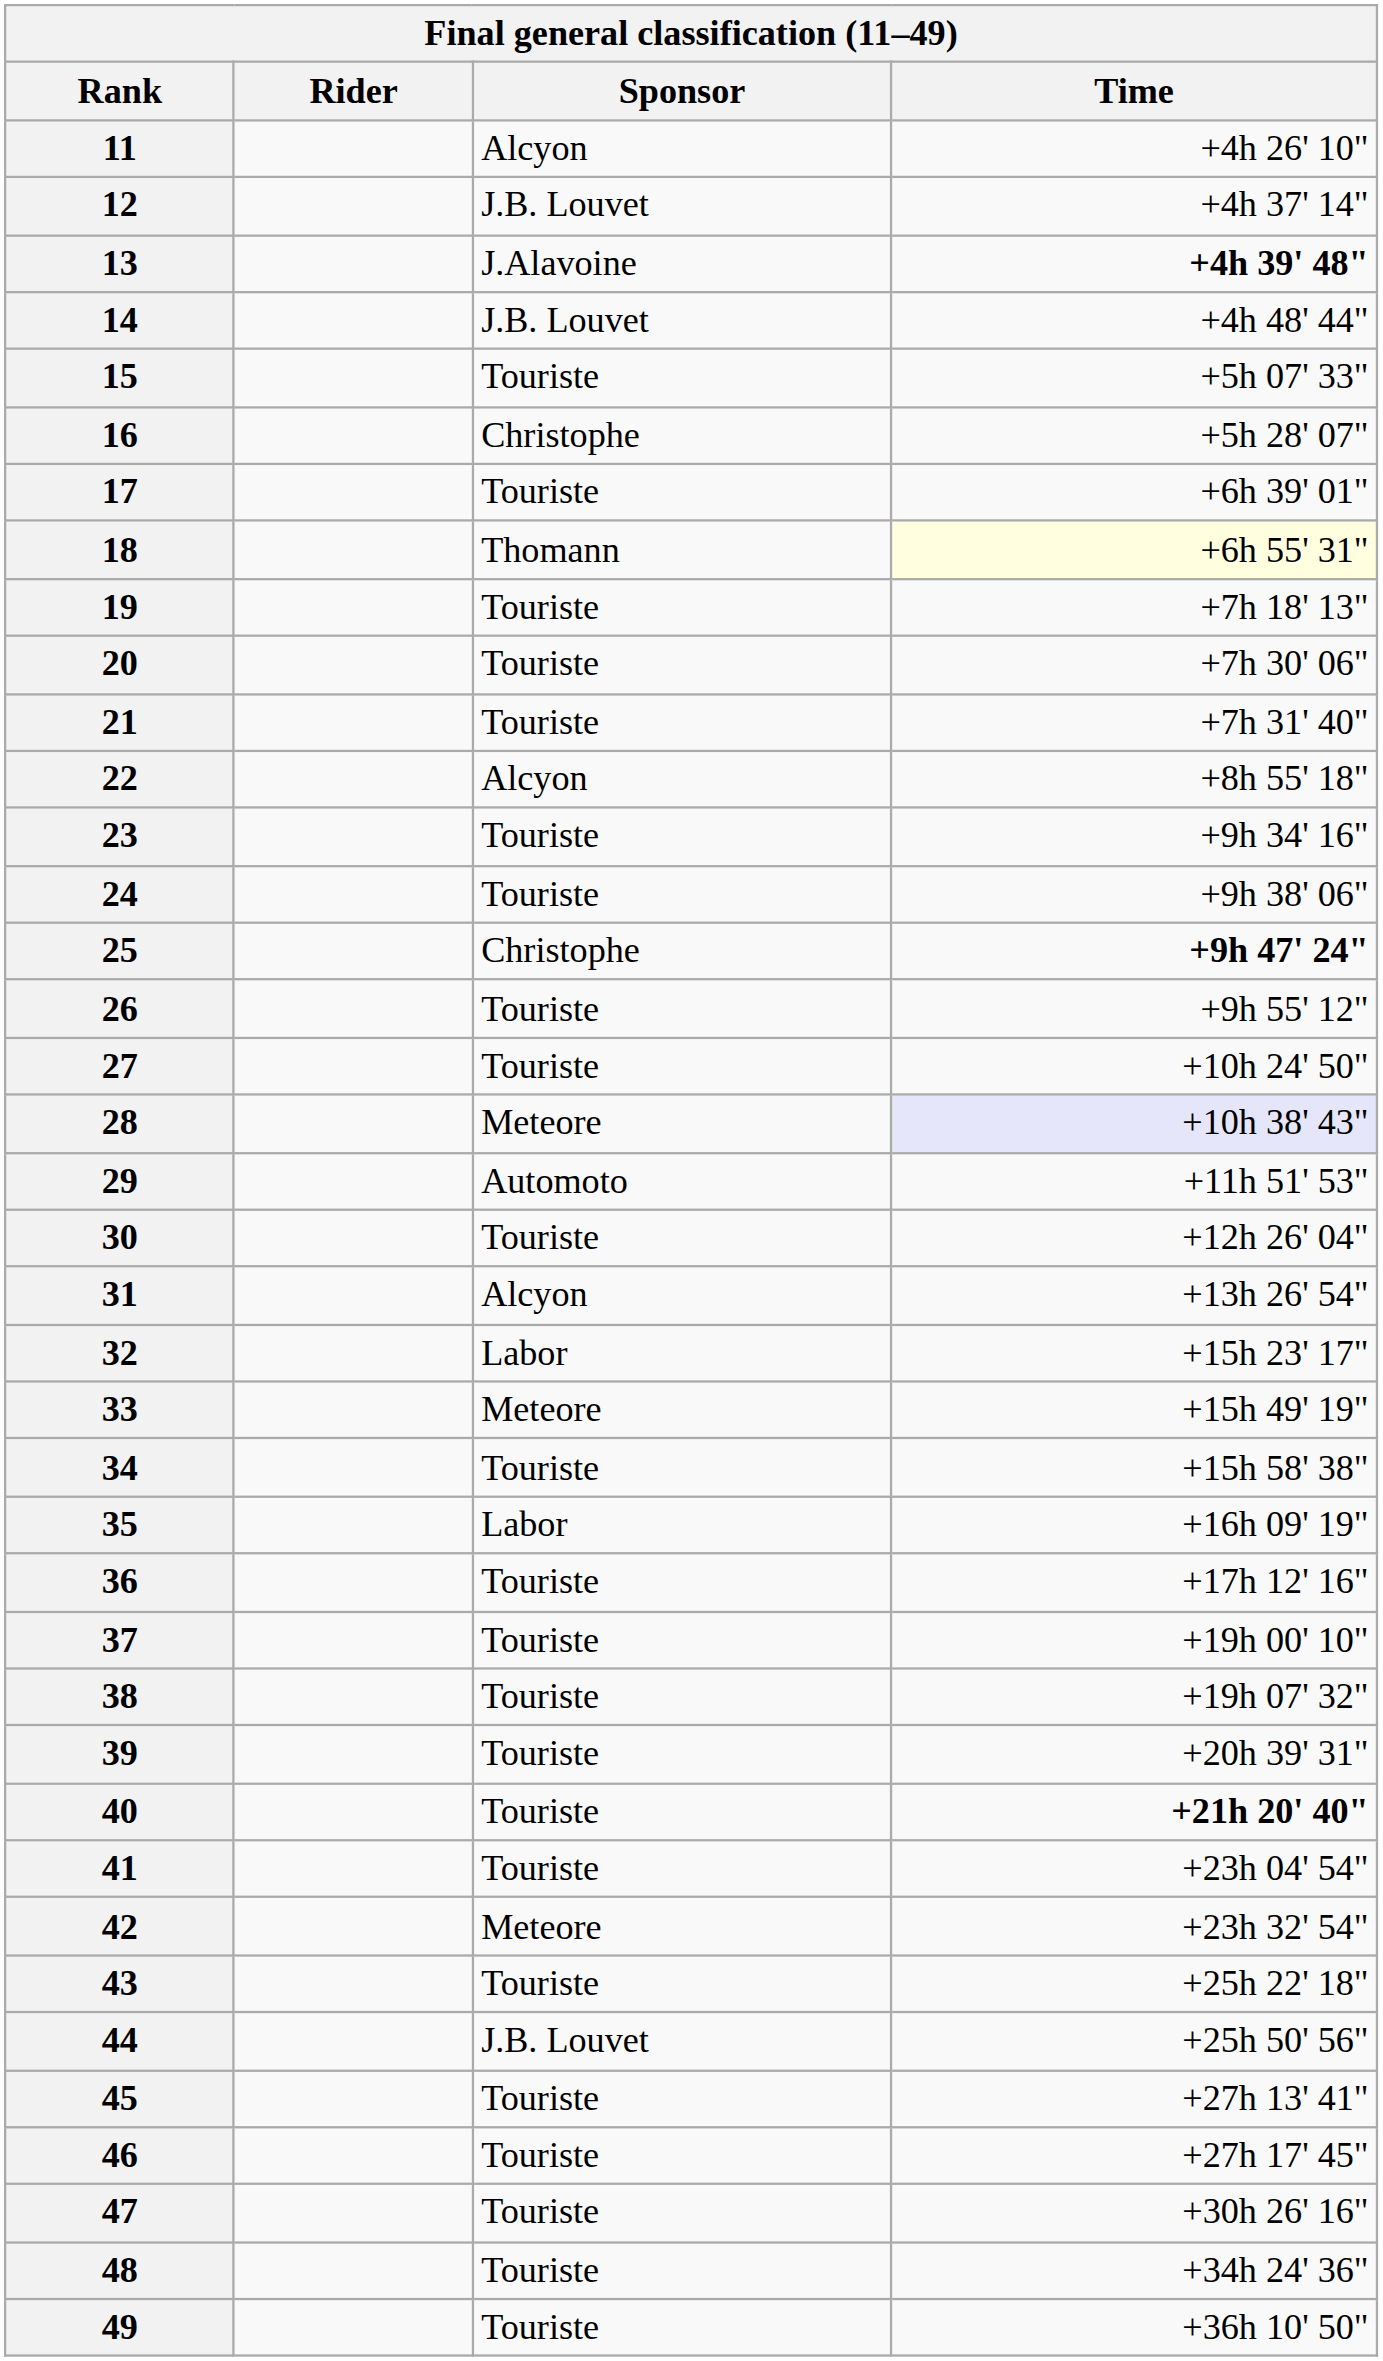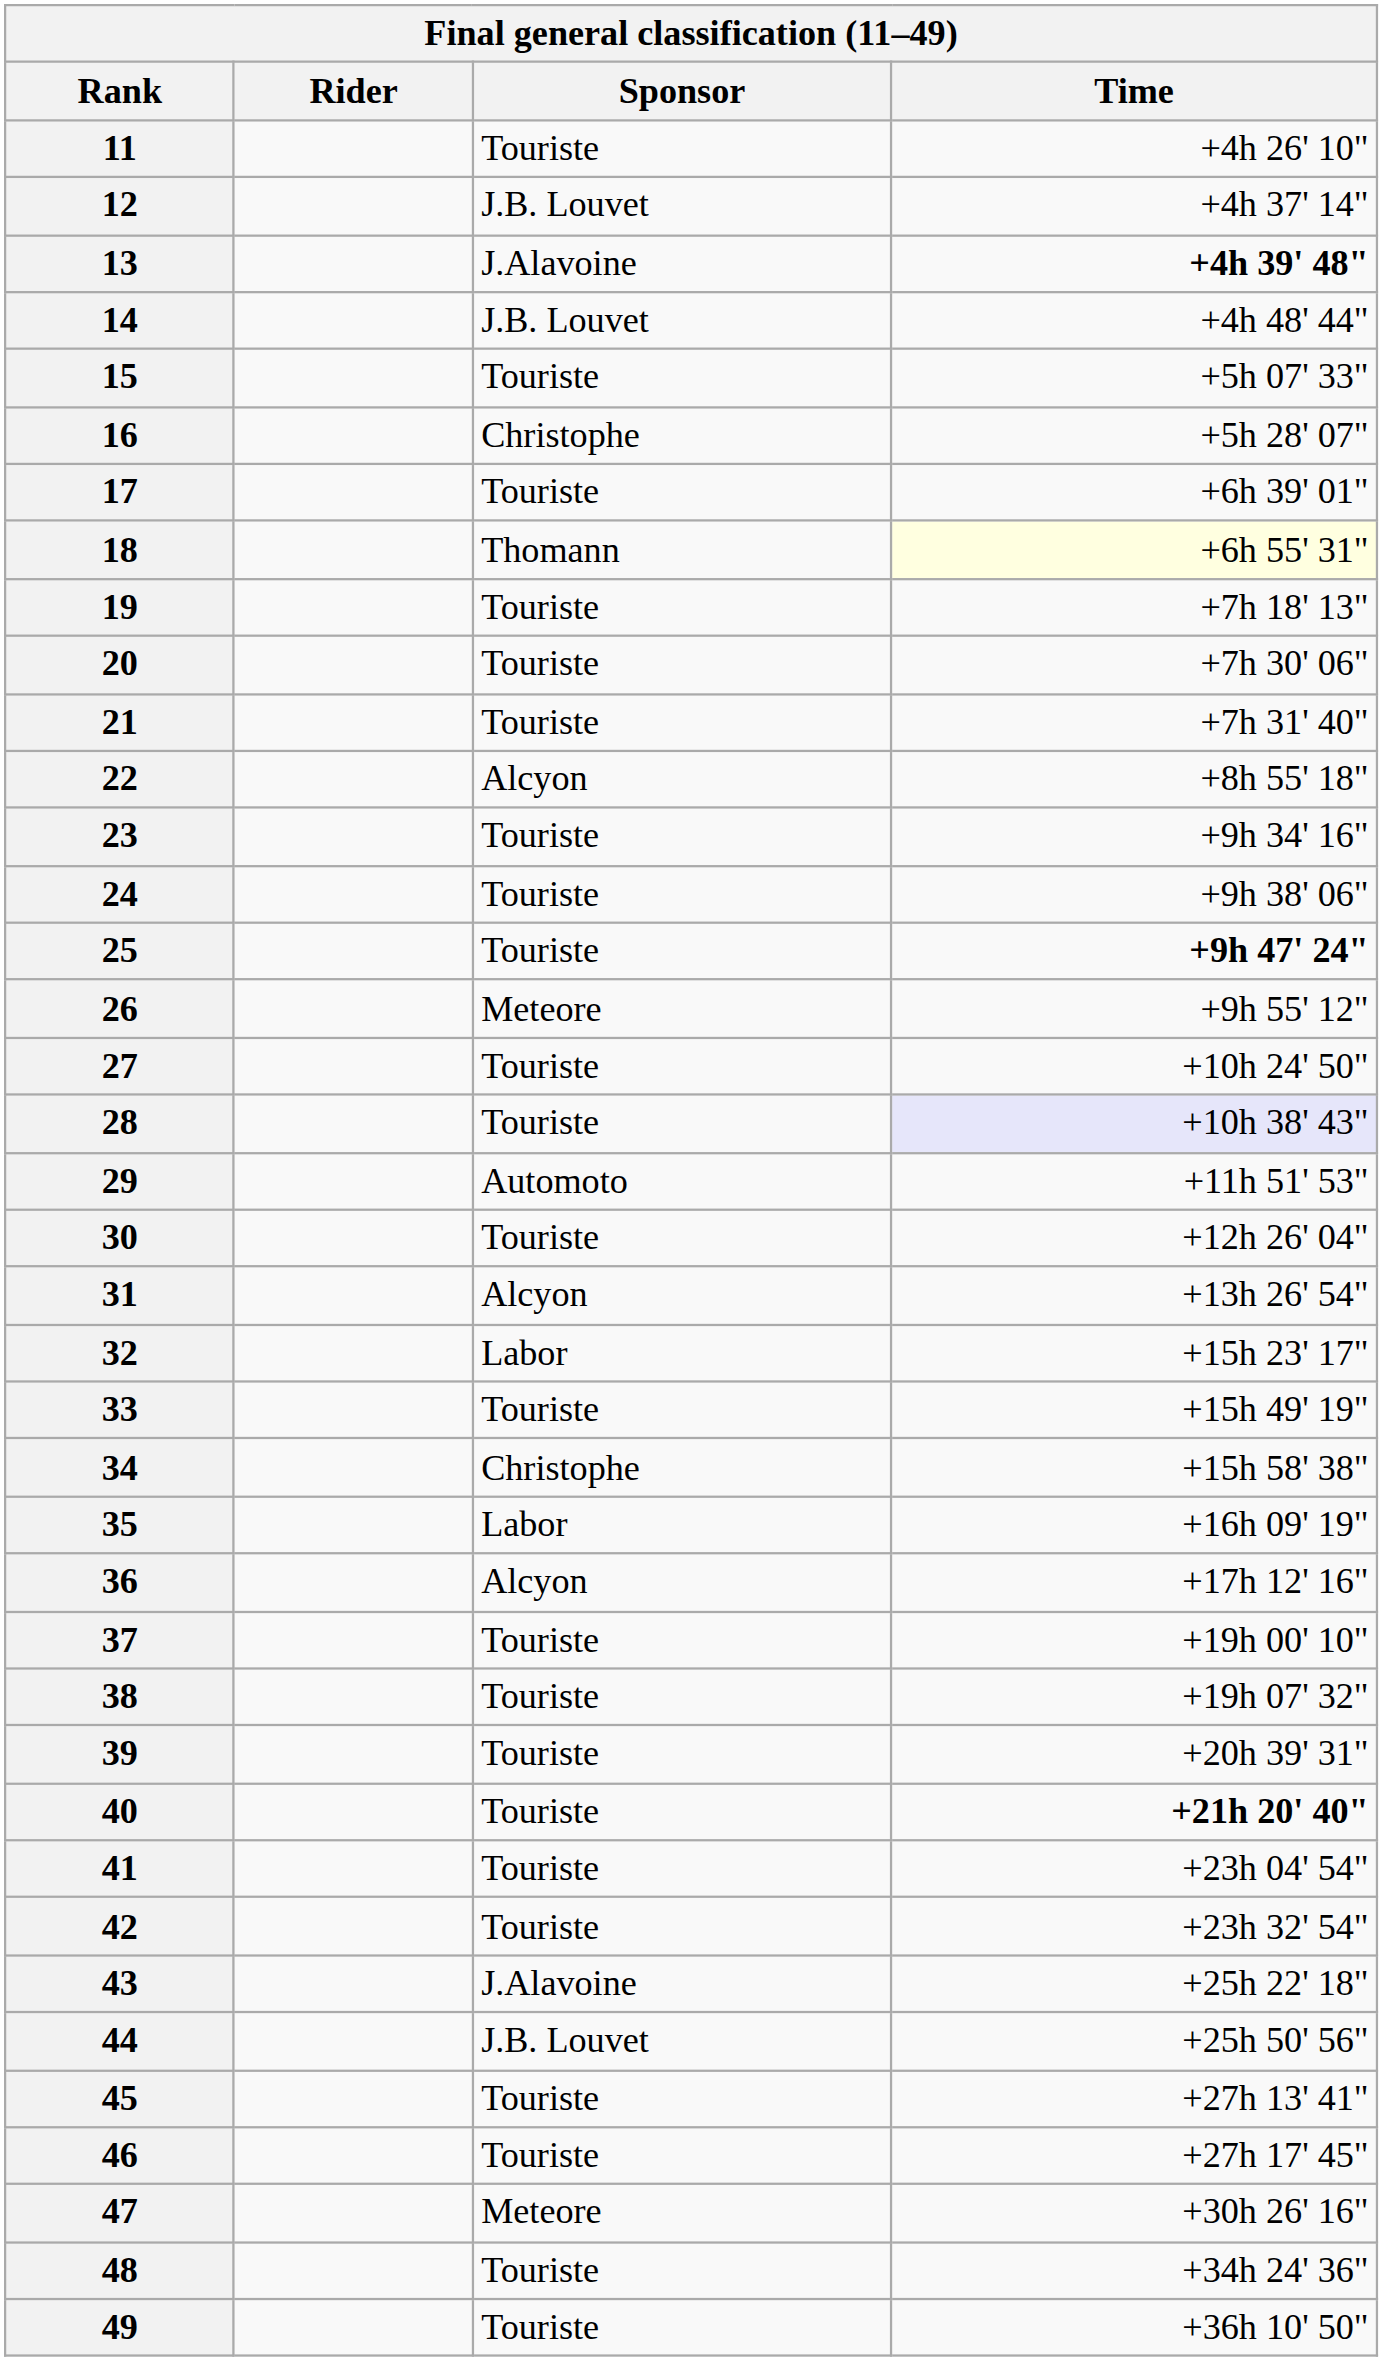(534, 147) Alcyon -> (540, 147) Touriste
(560, 950) Christophe -> (540, 950) Touriste
(540, 1008) Touriste -> (541, 1008) Meteore
(541, 1122) Meteore -> (540, 1122) Touriste
(541, 1409) Meteore -> (540, 1409) Touriste
(540, 1466) Touriste -> (560, 1466) Christophe
(540, 1581) Touriste -> (534, 1581) Alcyon
(541, 1925) Meteore -> (540, 1925) Touriste
(540, 1982) Touriste -> (559, 1982) J.Alavoine
(540, 2212) Touriste -> (541, 2212) Meteore
